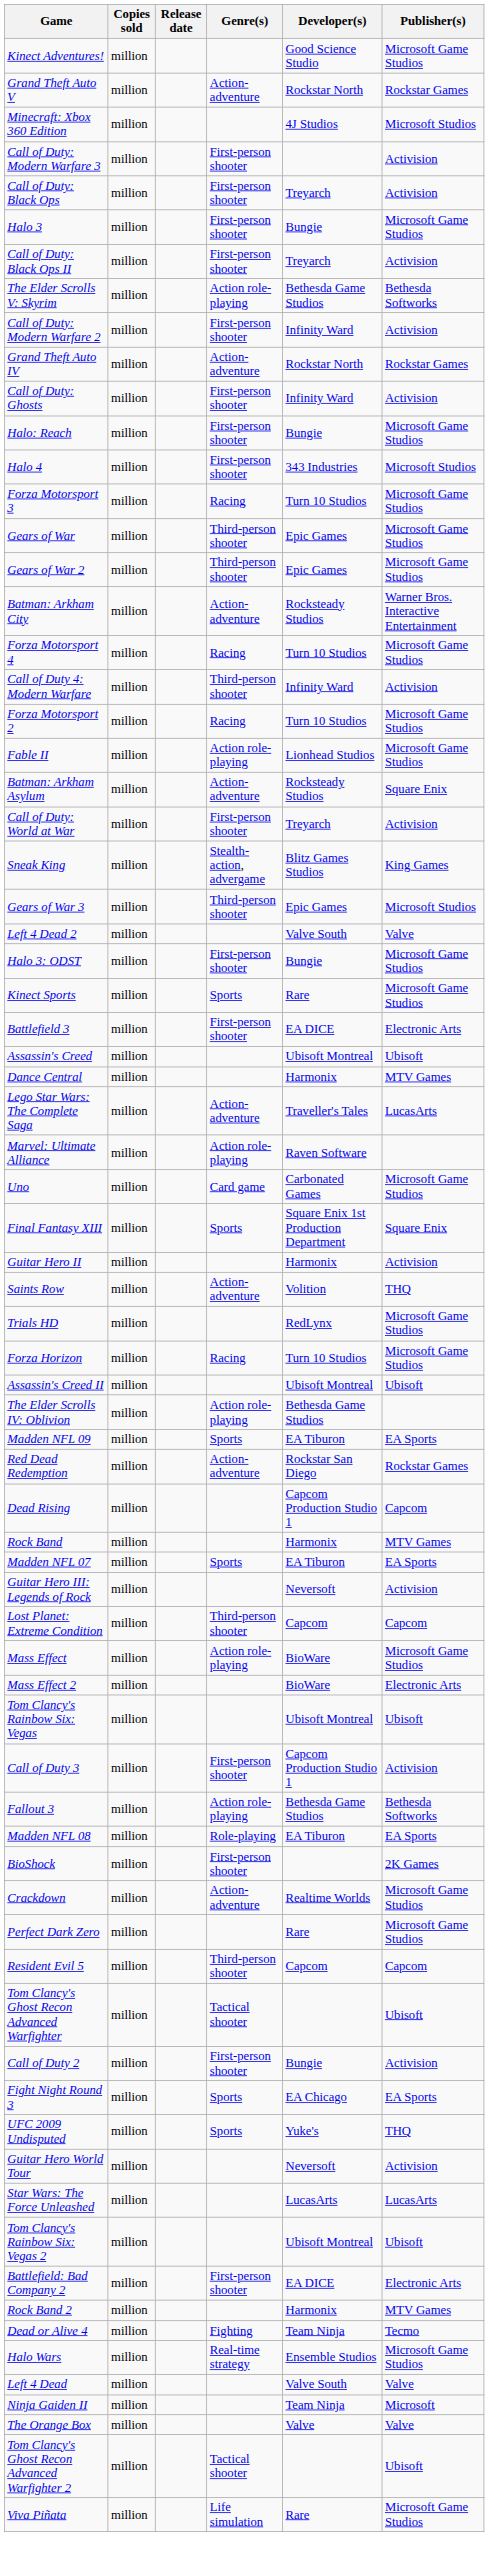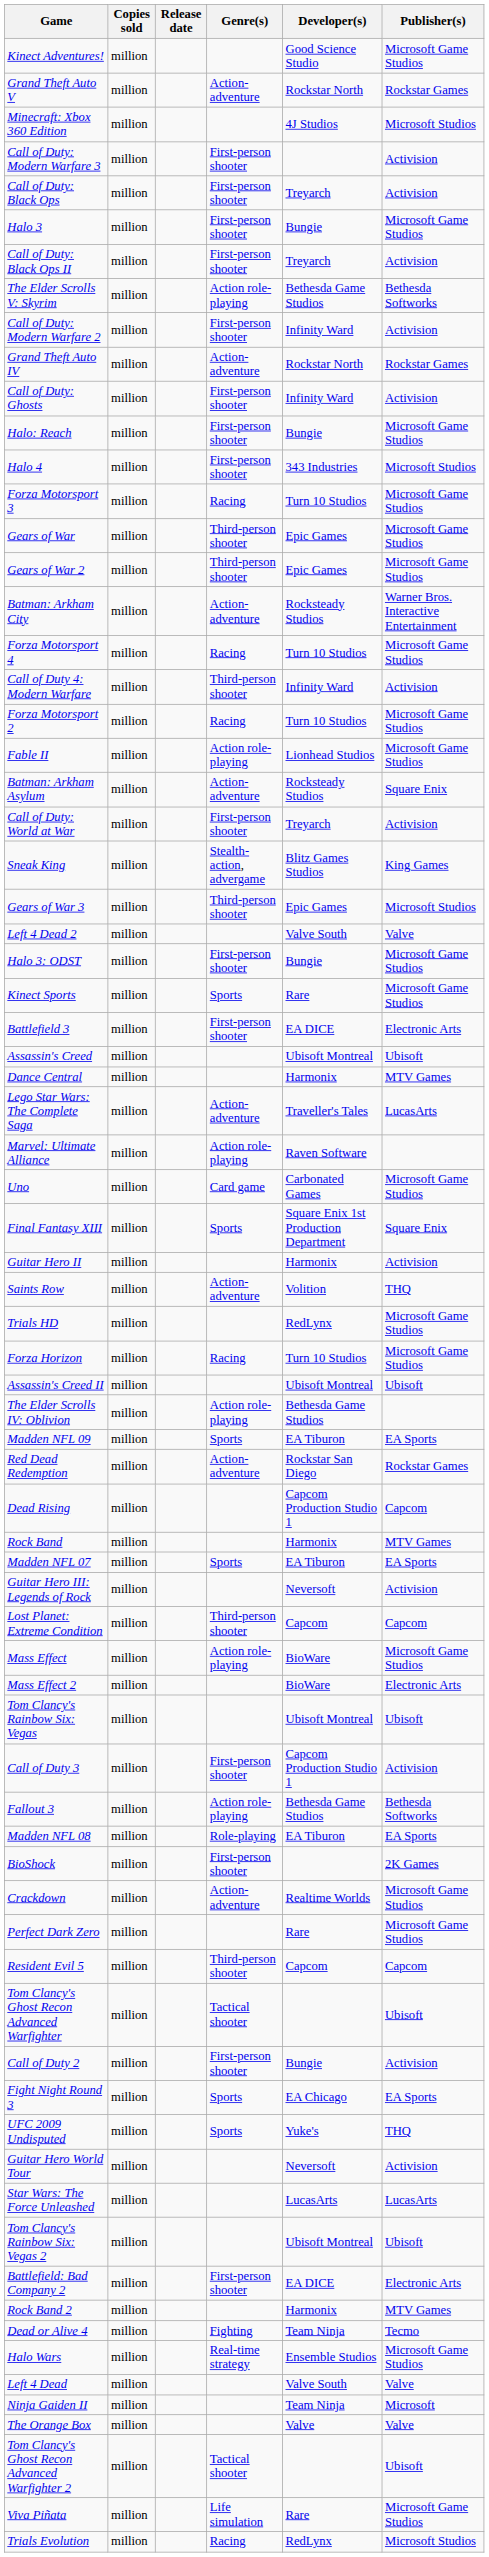+ row: (48, 2541)
